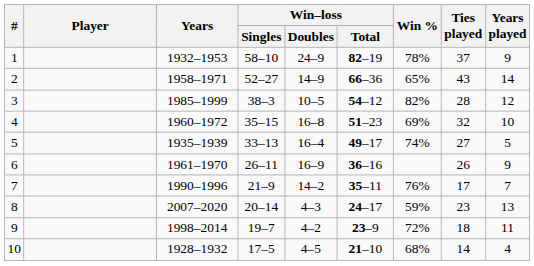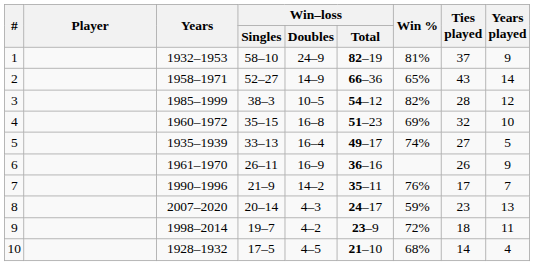(417, 57) 78% -> (417, 57) 81%
